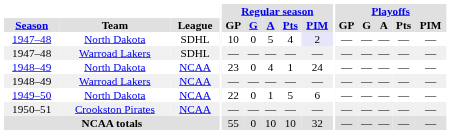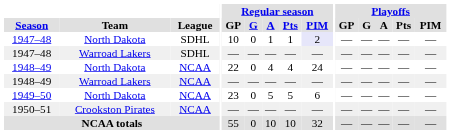(271, 39) 5 -> (271, 39) 1
(290, 39) 4 -> (290, 39) 1
(233, 67) 23 -> (233, 67) 22
(290, 67) 1 -> (290, 67) 4
(233, 95) 22 -> (233, 95) 23
(271, 95) 1 -> (271, 95) 5
